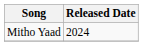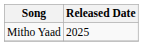(78, 31) 2024 -> (78, 31) 2025
